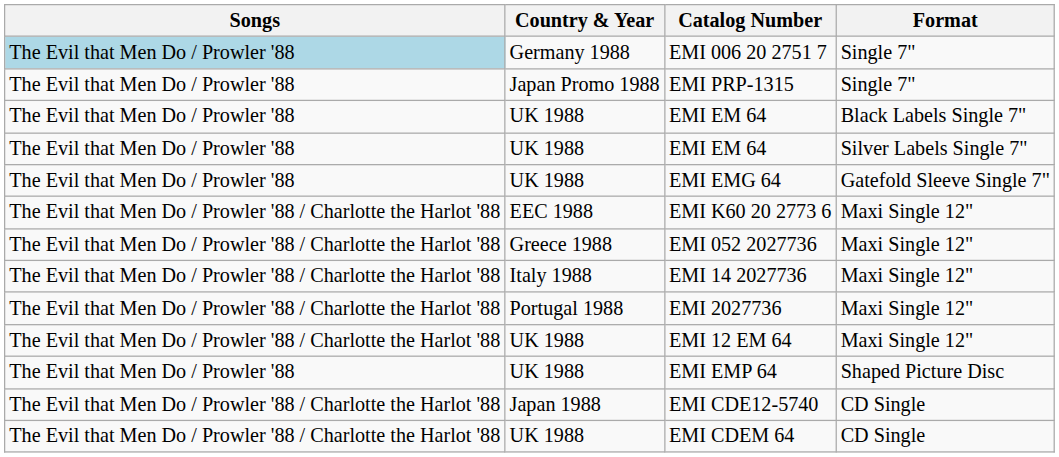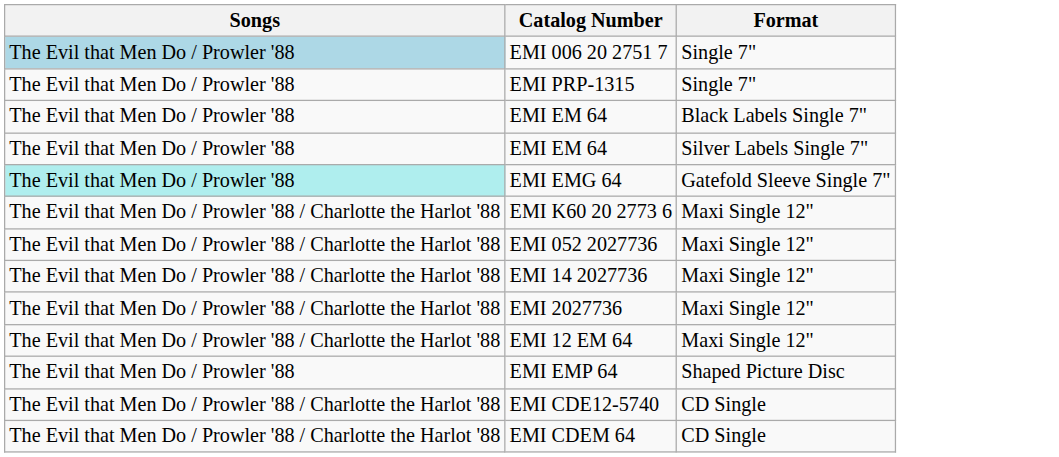- column: (585, 20)
(152, 180) no background -> (152, 180) paleturquoise background
